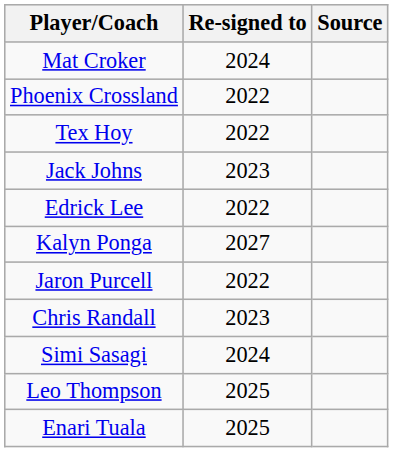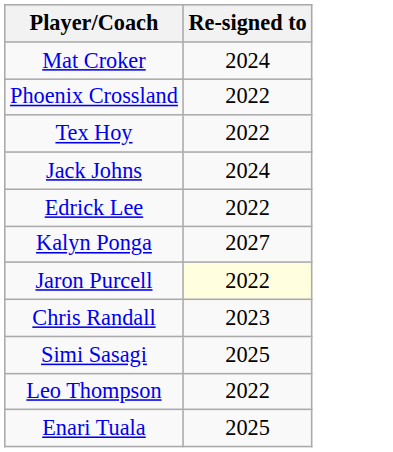- column: (350, 23)
(248, 170) 2023 -> (248, 170) 2024
(248, 280) no background -> (248, 280) lightyellow background
(248, 354) 2024 -> (248, 354) 2025
(248, 391) 2025 -> (248, 391) 2022
